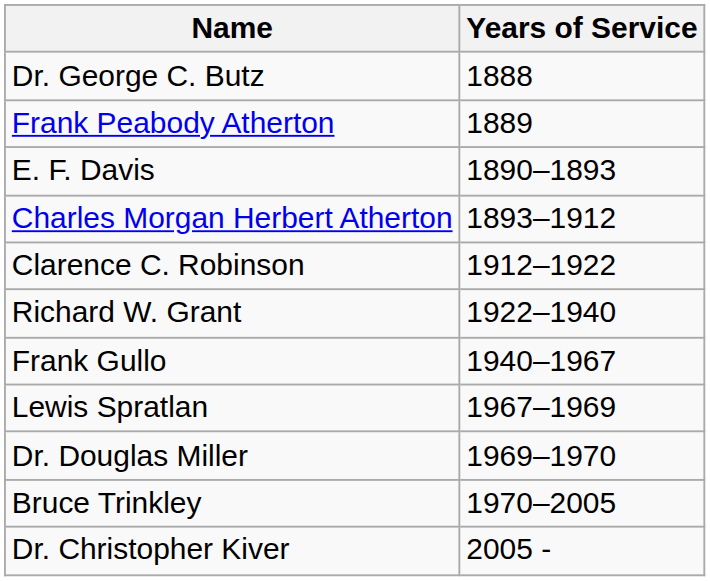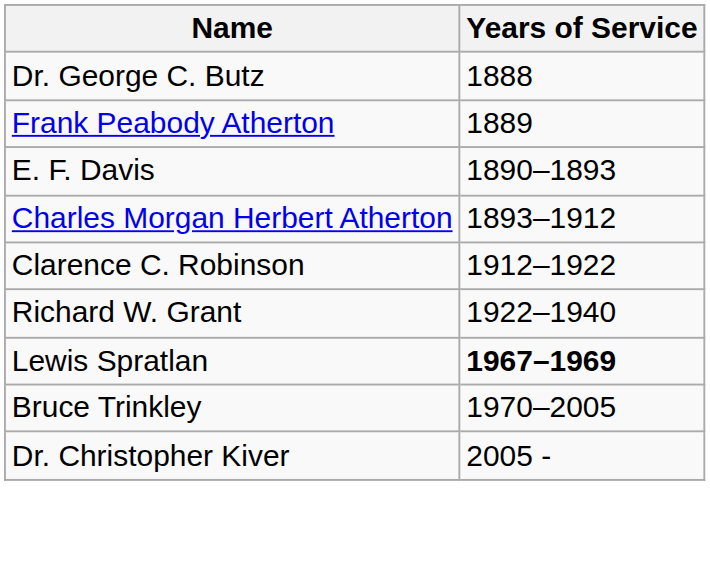- row: (89, 360)
(541, 407) normal -> (541, 360) bold
- row: (130, 455)
